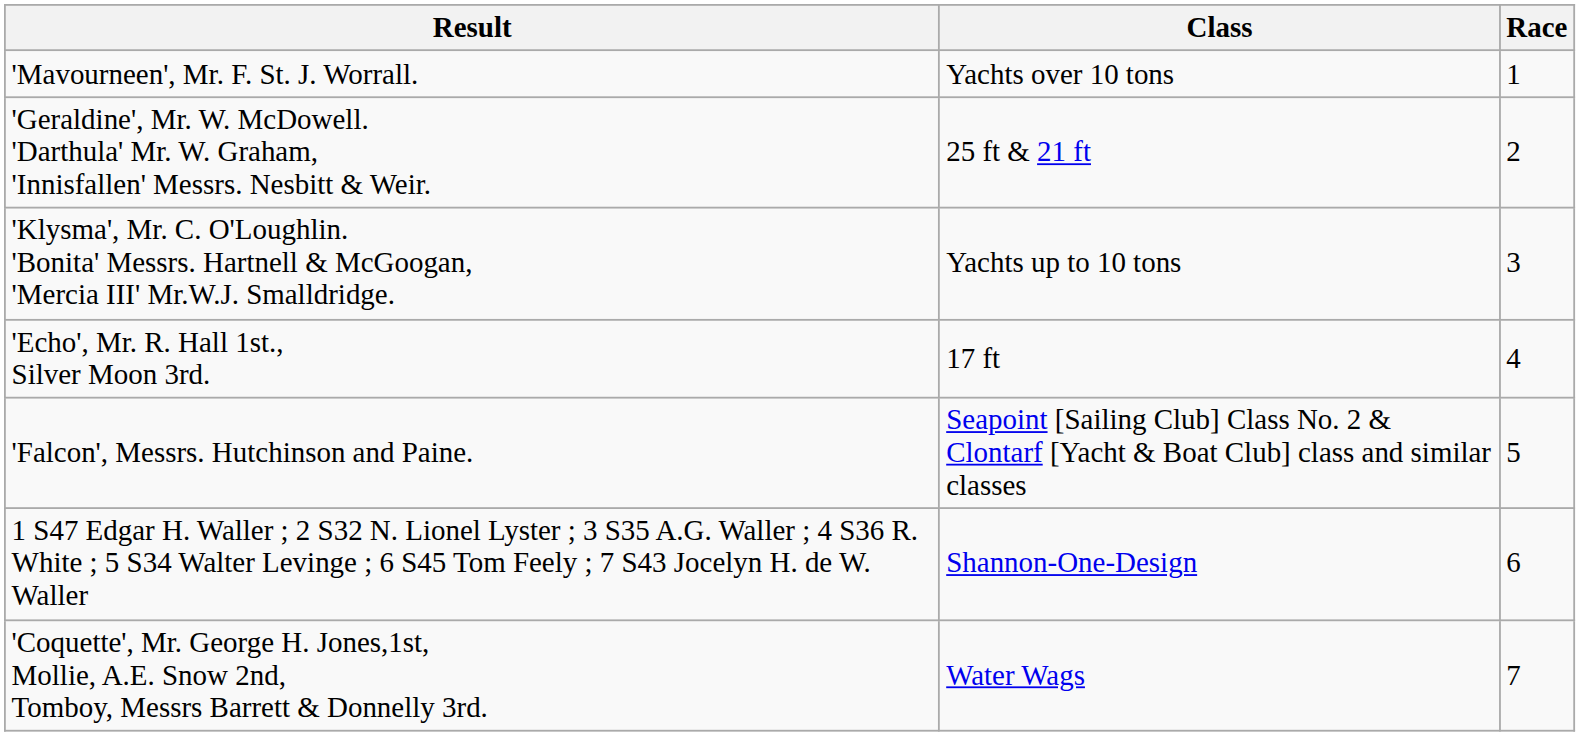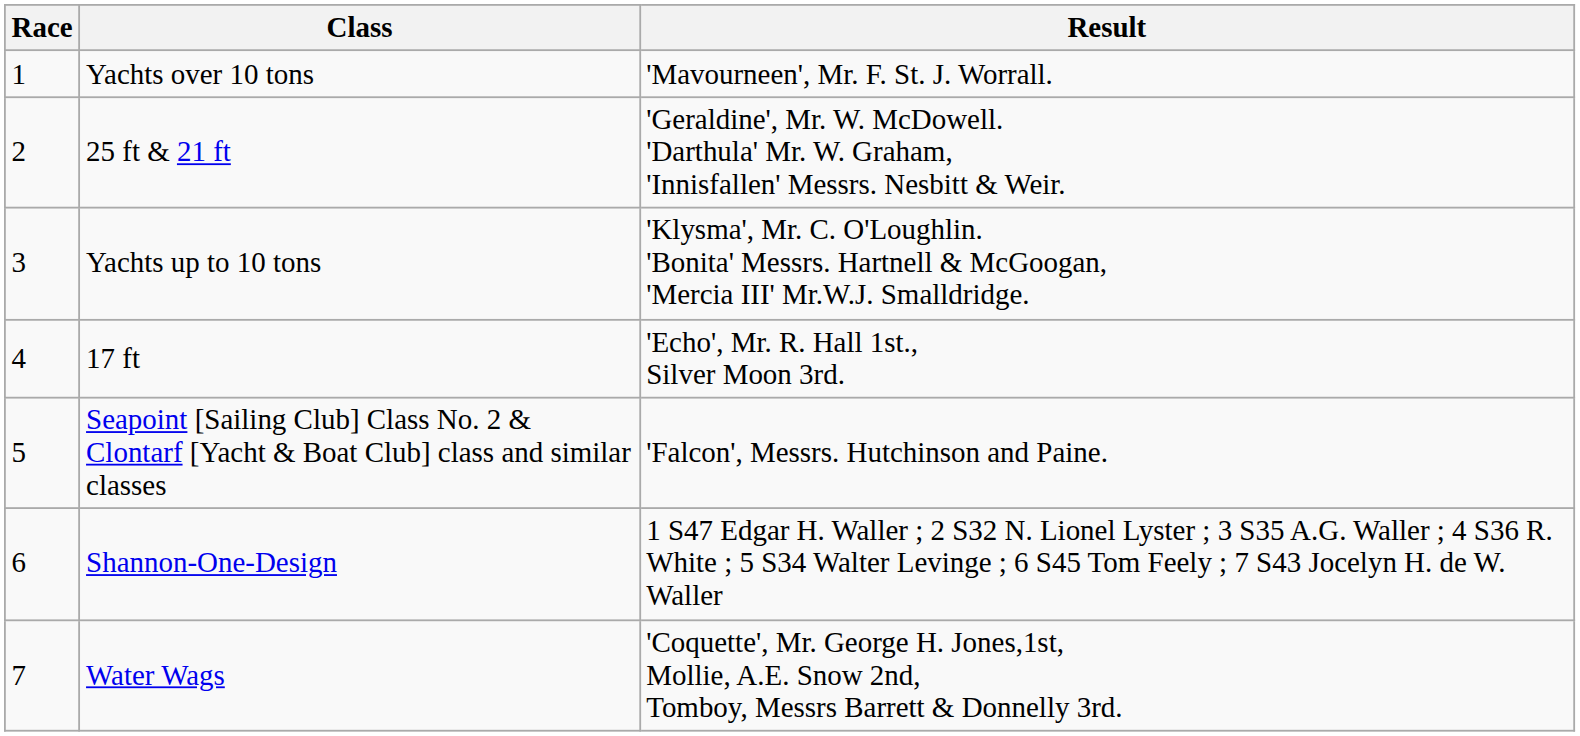columns swapped: (1537, 27) <-> (472, 27)
